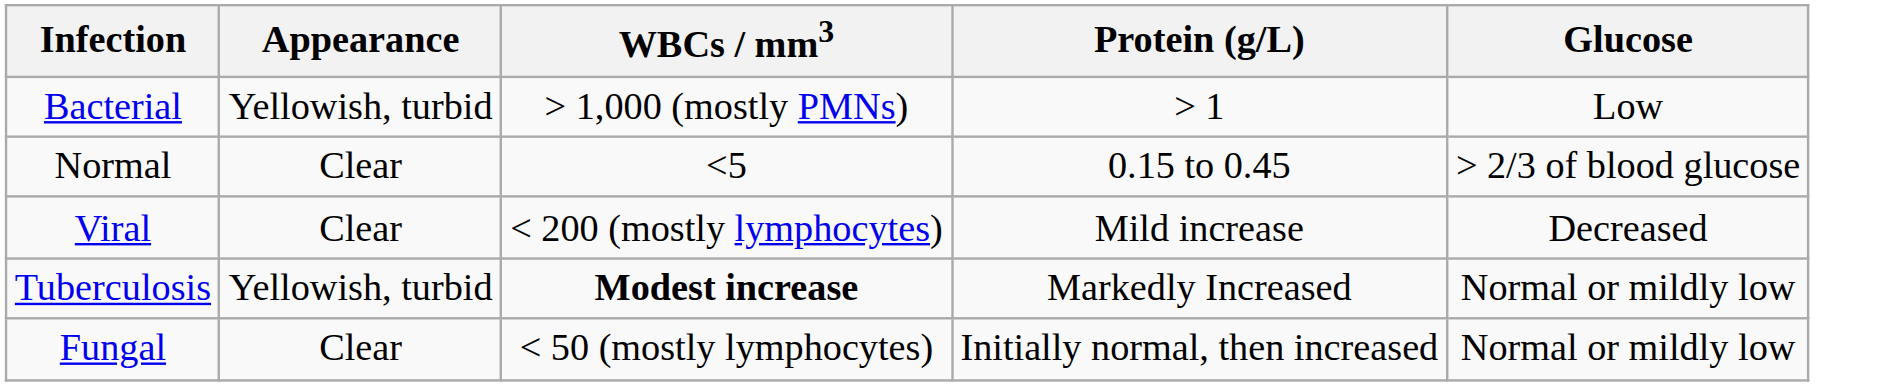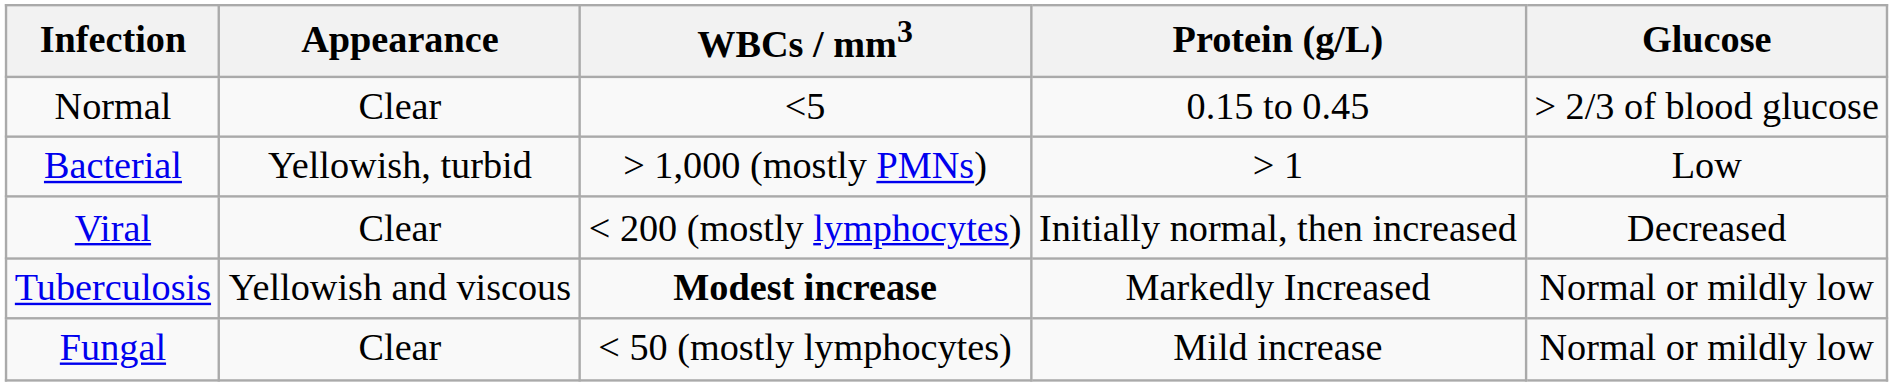rows swapped: (113, 166) <-> (113, 105)
(1199, 227) Mild increase -> (1278, 227) Initially normal, then increased
(361, 287) Yellowish, turbid -> (400, 287) Yellowish and viscous
(1199, 348) Initially normal, then increased -> (1278, 348) Mild increase
